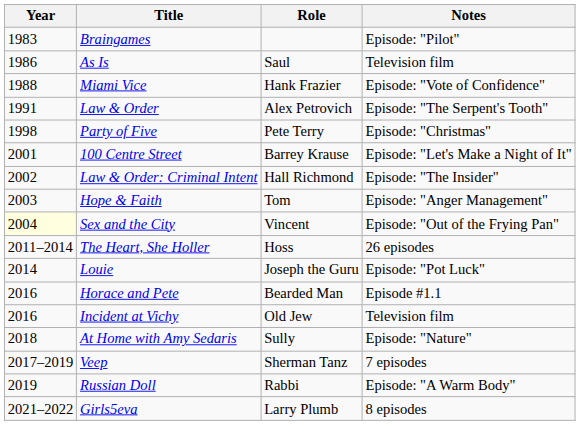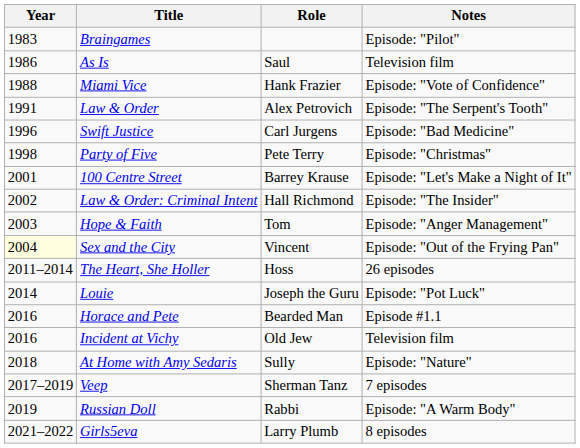+ row: (117, 131)
